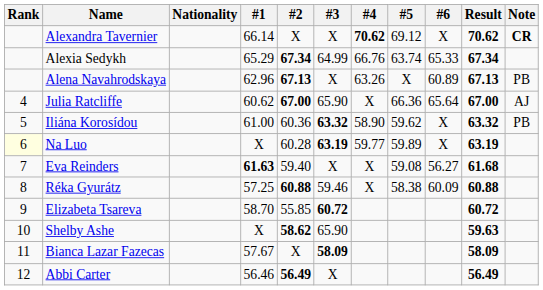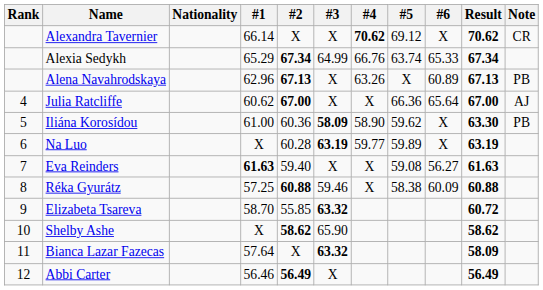(522, 36) bold -> (522, 36) normal
(333, 101) 65.90 -> (333, 101) X
(333, 123) 63.32 -> (333, 123) 58.09
(483, 123) 63.32 -> (483, 123) 63.30
(23, 144) lightyellow background -> (23, 144) no background
(483, 166) 61.68 -> (483, 166) 61.63
(333, 209) 60.72 -> (333, 209) 63.32
(483, 230) 59.63 -> (483, 230) 58.62
(259, 252) 57.67 -> (259, 252) 57.64
(333, 252) 58.09 -> (333, 252) 63.32
